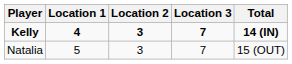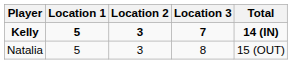(77, 31) 4 -> (77, 31) 5
(203, 50) 7 -> (203, 50) 8
